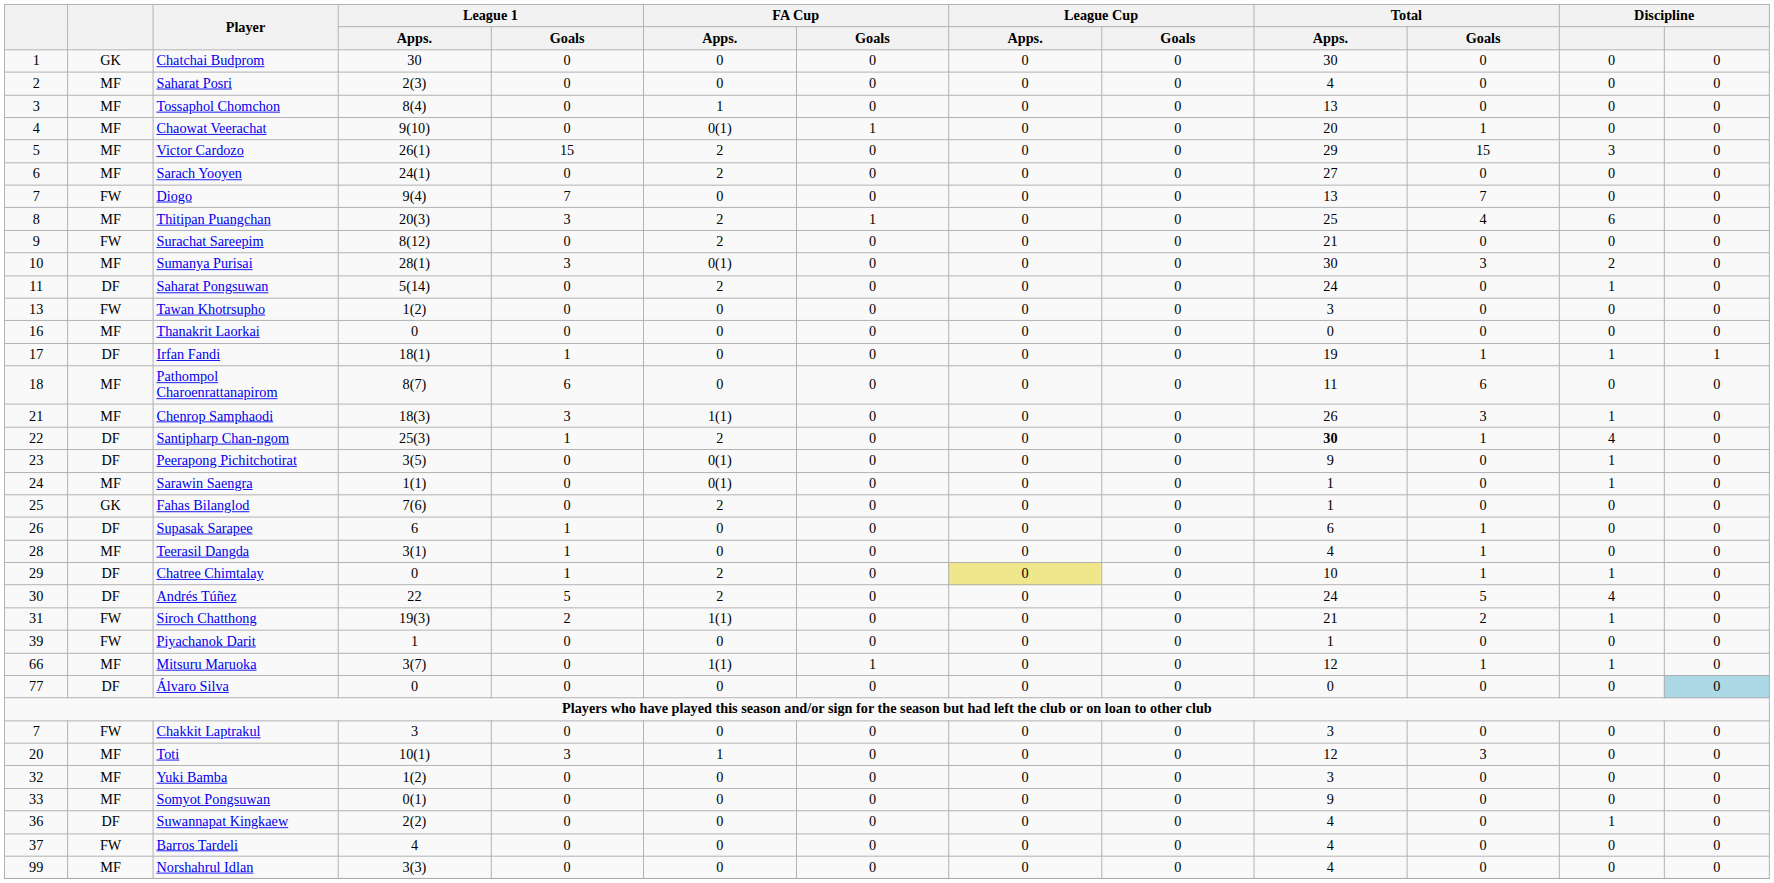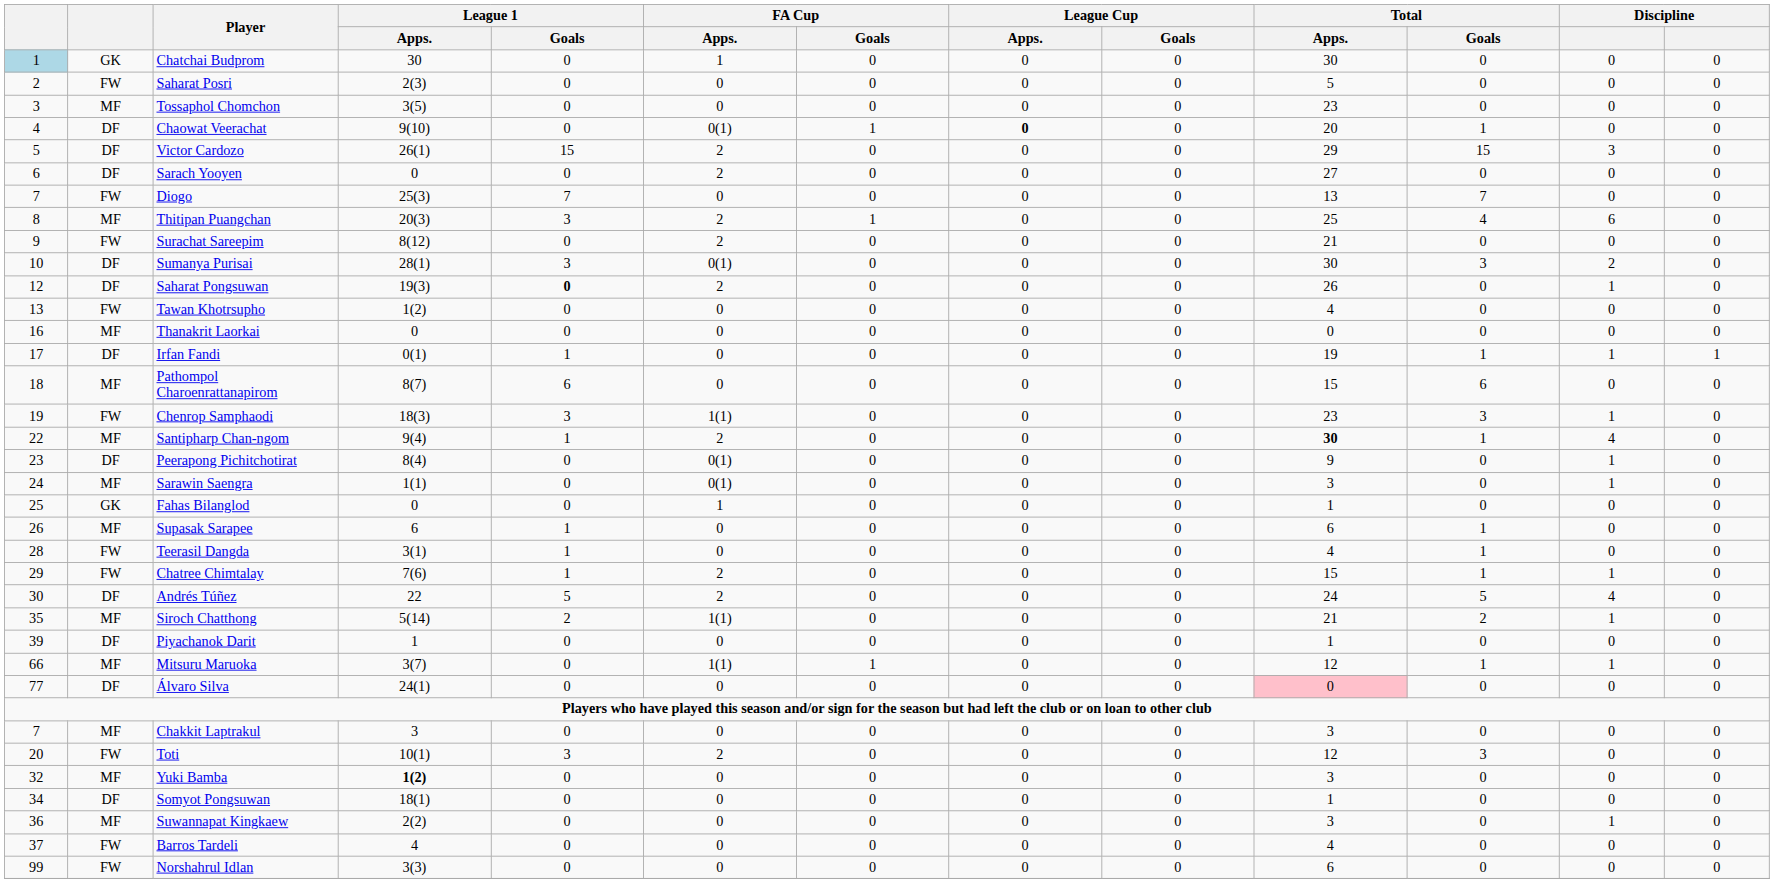(36, 60) no background -> (36, 60) lightblue background
(720, 60) 0 -> (720, 60) 1
(111, 83) MF -> (111, 83) FW
(1330, 83) 4 -> (1330, 83) 5
(414, 106) 8(4) -> (414, 106) 3(5)
(720, 106) 1 -> (720, 106) 0
(1330, 106) 13 -> (1330, 106) 23
(111, 128) MF -> (111, 128) DF
(1025, 128) normal -> (1025, 128) bold
(111, 151) MF -> (111, 151) DF
(111, 173) MF -> (111, 173) DF
(414, 173) 24(1) -> (414, 173) 0
(414, 196) 9(4) -> (414, 196) 25(3)
(111, 264) MF -> (111, 264) DF
(36, 286) 11 -> (36, 286) 12
(414, 286) 5(14) -> (414, 286) 19(3)
(567, 286) normal -> (567, 286) bold
(1330, 286) 24 -> (1330, 286) 26
(1330, 309) 3 -> (1330, 309) 4
(414, 354) 18(1) -> (414, 354) 0(1)
(1330, 385) 11 -> (1330, 385) 15
(36, 415) 21 -> (36, 415) 19
(111, 415) MF -> (111, 415) FW
(1330, 415) 26 -> (1330, 415) 23
(111, 438) DF -> (111, 438) MF
(414, 438) 25(3) -> (414, 438) 9(4)
(414, 460) 3(5) -> (414, 460) 8(4)
(1330, 483) 1 -> (1330, 483) 3
(414, 506) 7(6) -> (414, 506) 0
(720, 506) 2 -> (720, 506) 1
(111, 528) DF -> (111, 528) MF
(111, 551) MF -> (111, 551) FW
(111, 573) DF -> (111, 573) FW
(414, 573) 0 -> (414, 573) 7(6)
(1025, 573) khaki background -> (1025, 573) no background
(1330, 573) 10 -> (1330, 573) 15
(36, 618) 31 -> (36, 618) 35
(111, 618) FW -> (111, 618) MF
(414, 618) 19(3) -> (414, 618) 5(14)
(111, 641) FW -> (111, 641) DF
(414, 686) 0 -> (414, 686) 24(1)
(1330, 686) no background -> (1330, 686) pink background
(1717, 686) lightblue background -> (1717, 686) no background
(111, 731) FW -> (111, 731) MF
(111, 754) MF -> (111, 754) FW
(720, 754) 1 -> (720, 754) 2
(414, 777) normal -> (414, 777) bold
(36, 799) 33 -> (36, 799) 34
(111, 799) MF -> (111, 799) DF
(414, 799) 0(1) -> (414, 799) 18(1)
(1330, 799) 9 -> (1330, 799) 1
(111, 822) DF -> (111, 822) MF
(1330, 822) 4 -> (1330, 822) 3
(111, 867) MF -> (111, 867) FW
(1330, 867) 4 -> (1330, 867) 6
